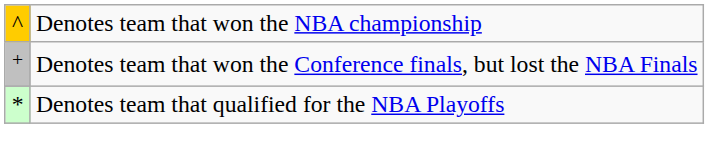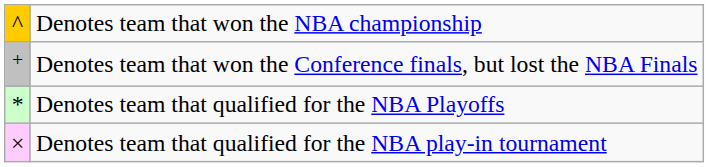+ row: (321, 142)
